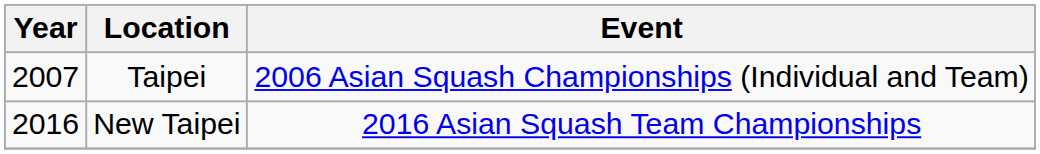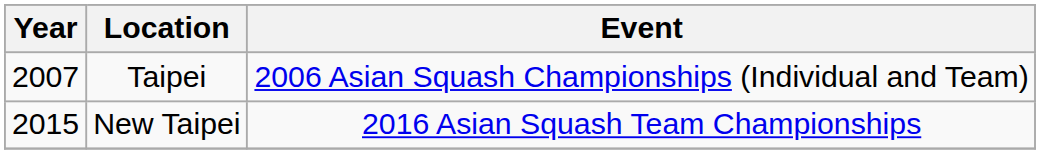(46, 124) 2016 -> (46, 124) 2015
